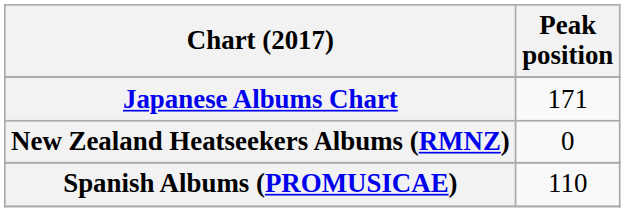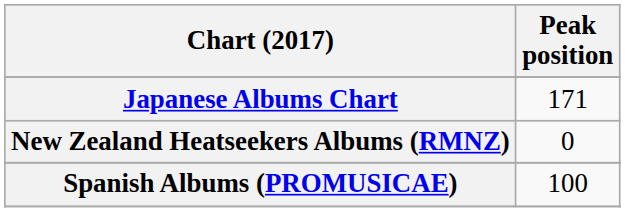(568, 183) 110 -> (568, 183) 100
